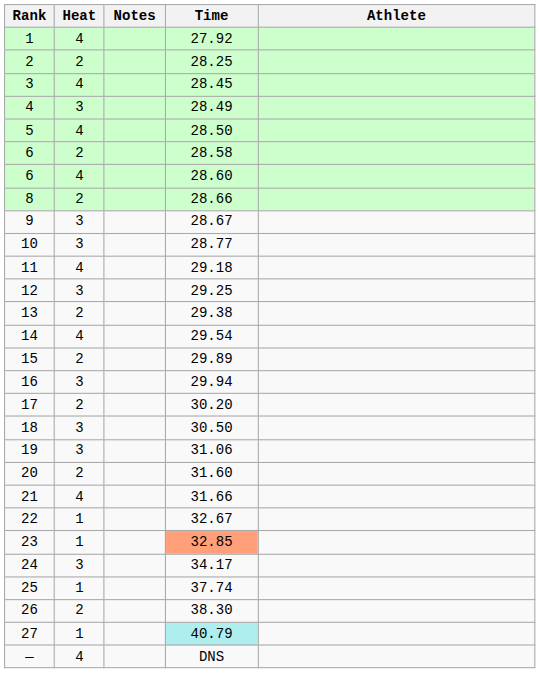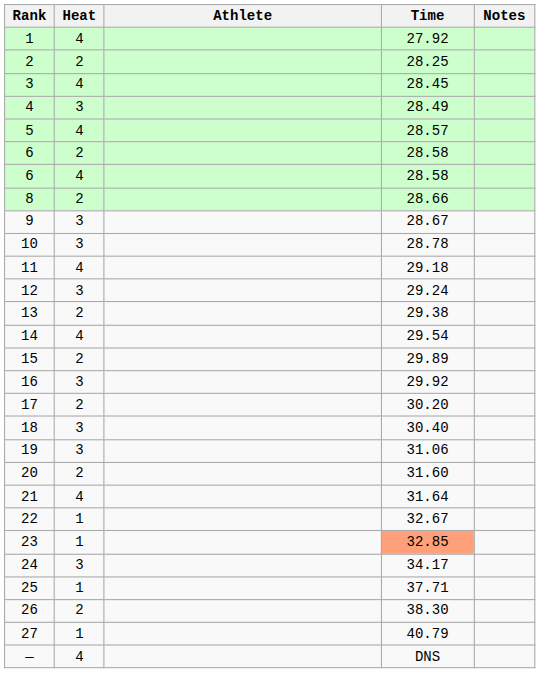columns swapped: (396, 16) <-> (135, 16)
(212, 130) 28.50 -> (428, 130) 28.57
(212, 176) 28.60 -> (428, 176) 28.58
(212, 245) 28.77 -> (428, 245) 28.78
(212, 291) 29.25 -> (428, 291) 29.24
(212, 382) 29.94 -> (428, 382) 29.92
(212, 428) 30.50 -> (428, 428) 30.40
(212, 497) 31.66 -> (428, 497) 31.64
(212, 588) 37.74 -> (428, 588) 37.71
(212, 634) paleturquoise background -> (428, 634) no background
